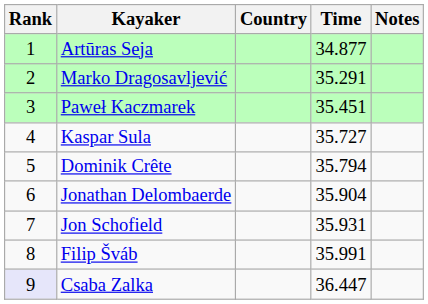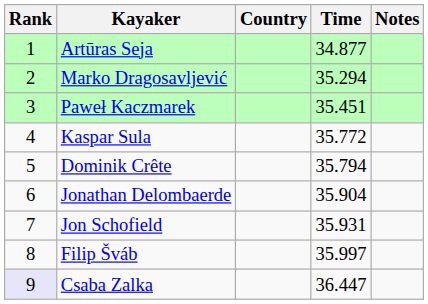(341, 78) 35.291 -> (341, 78) 35.294
(341, 136) 35.727 -> (341, 136) 35.772
(341, 254) 35.991 -> (341, 254) 35.997
